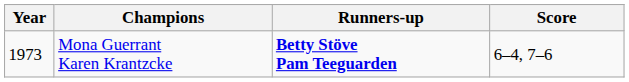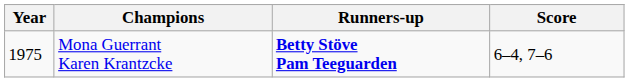(25, 53) 1973 -> (25, 53) 1975
